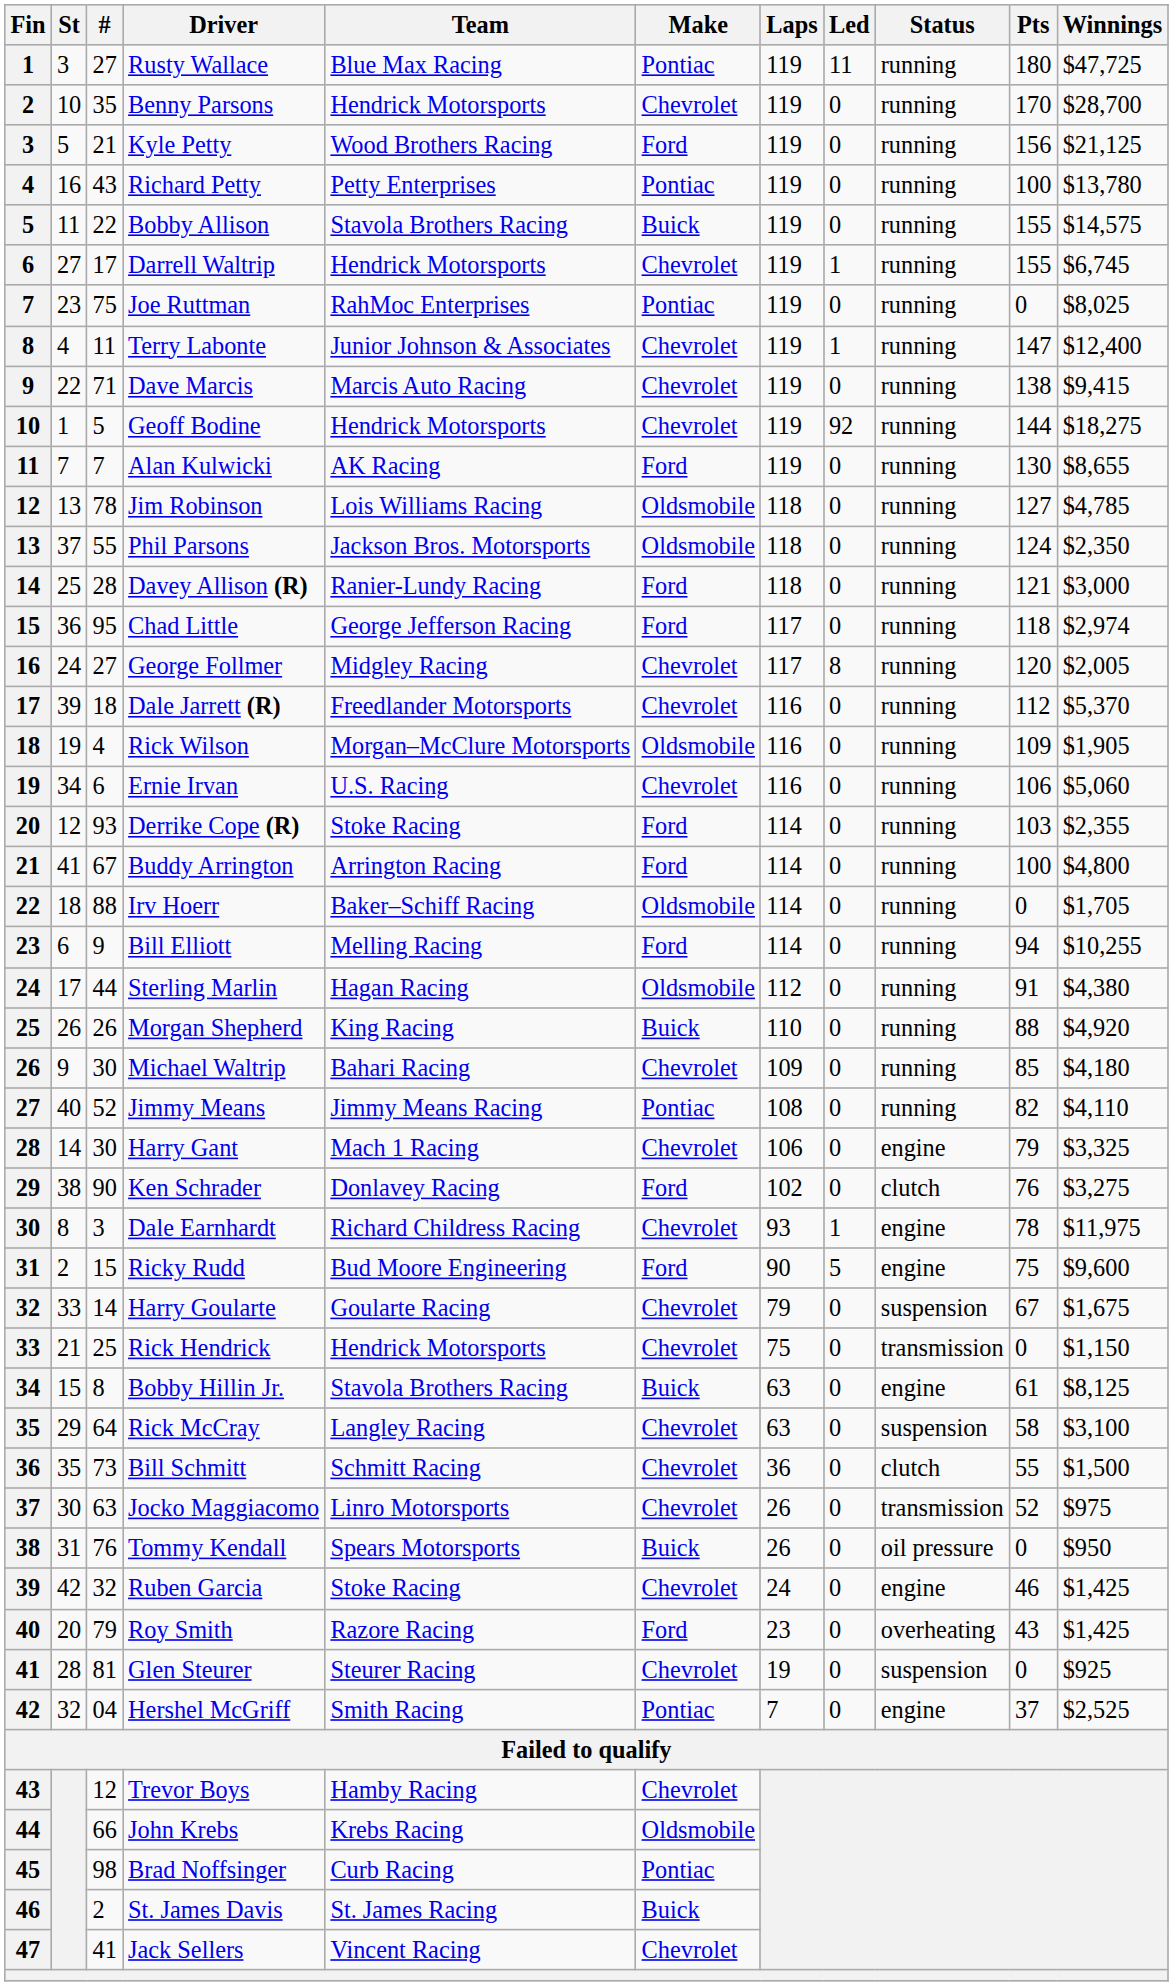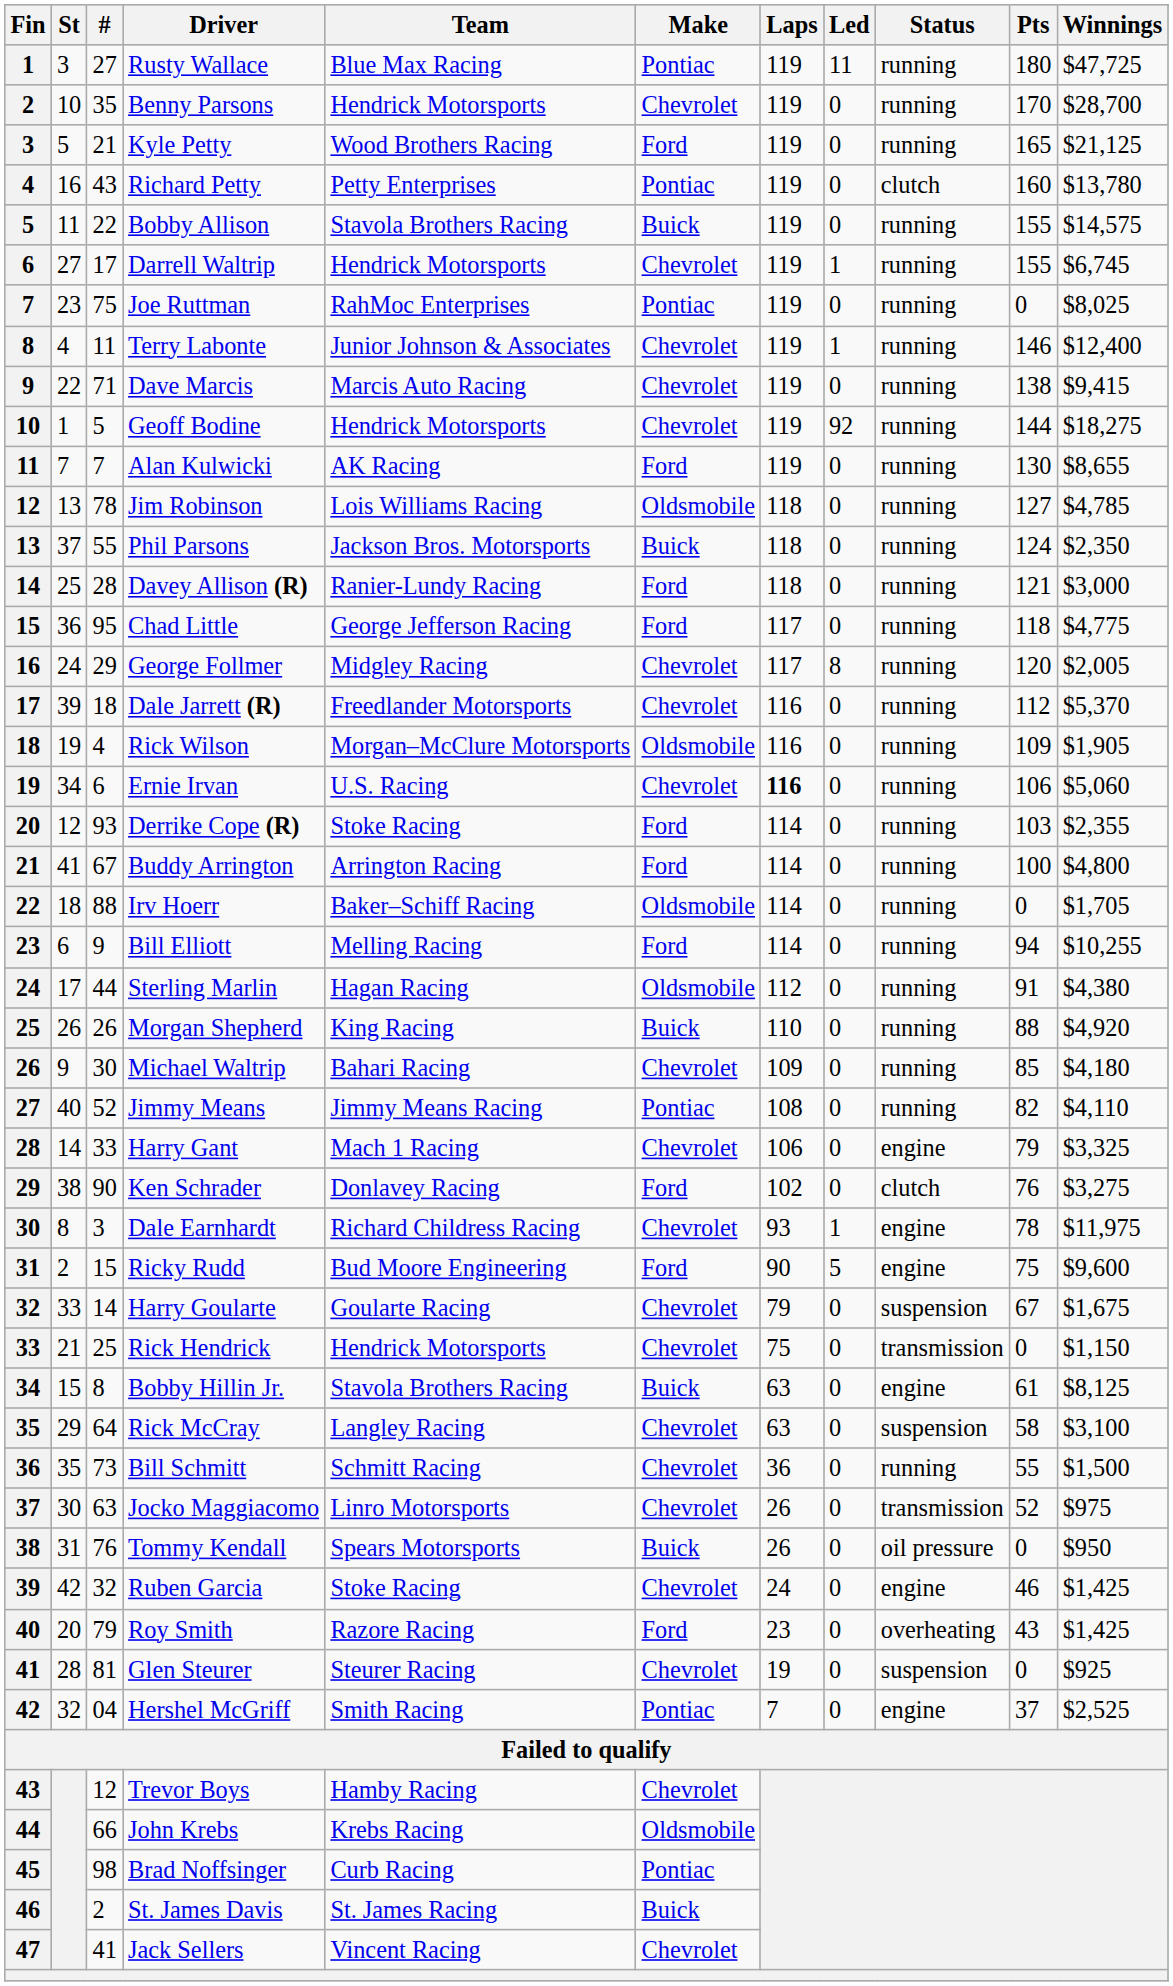(1033, 145) 156 -> (1033, 145) 165
(919, 185) running -> (910, 185) clutch
(1033, 185) 100 -> (1033, 185) 160
(1033, 345) 147 -> (1033, 345) 146
(698, 546) Oldsmobile -> (671, 546) Buick
(1096, 626) $2,974 -> (1096, 626) $4,775
(105, 666) 27 -> (105, 666) 29
(784, 786) normal -> (784, 786) bold
(105, 1147) 30 -> (105, 1147) 33
(910, 1468) clutch -> (919, 1468) running
